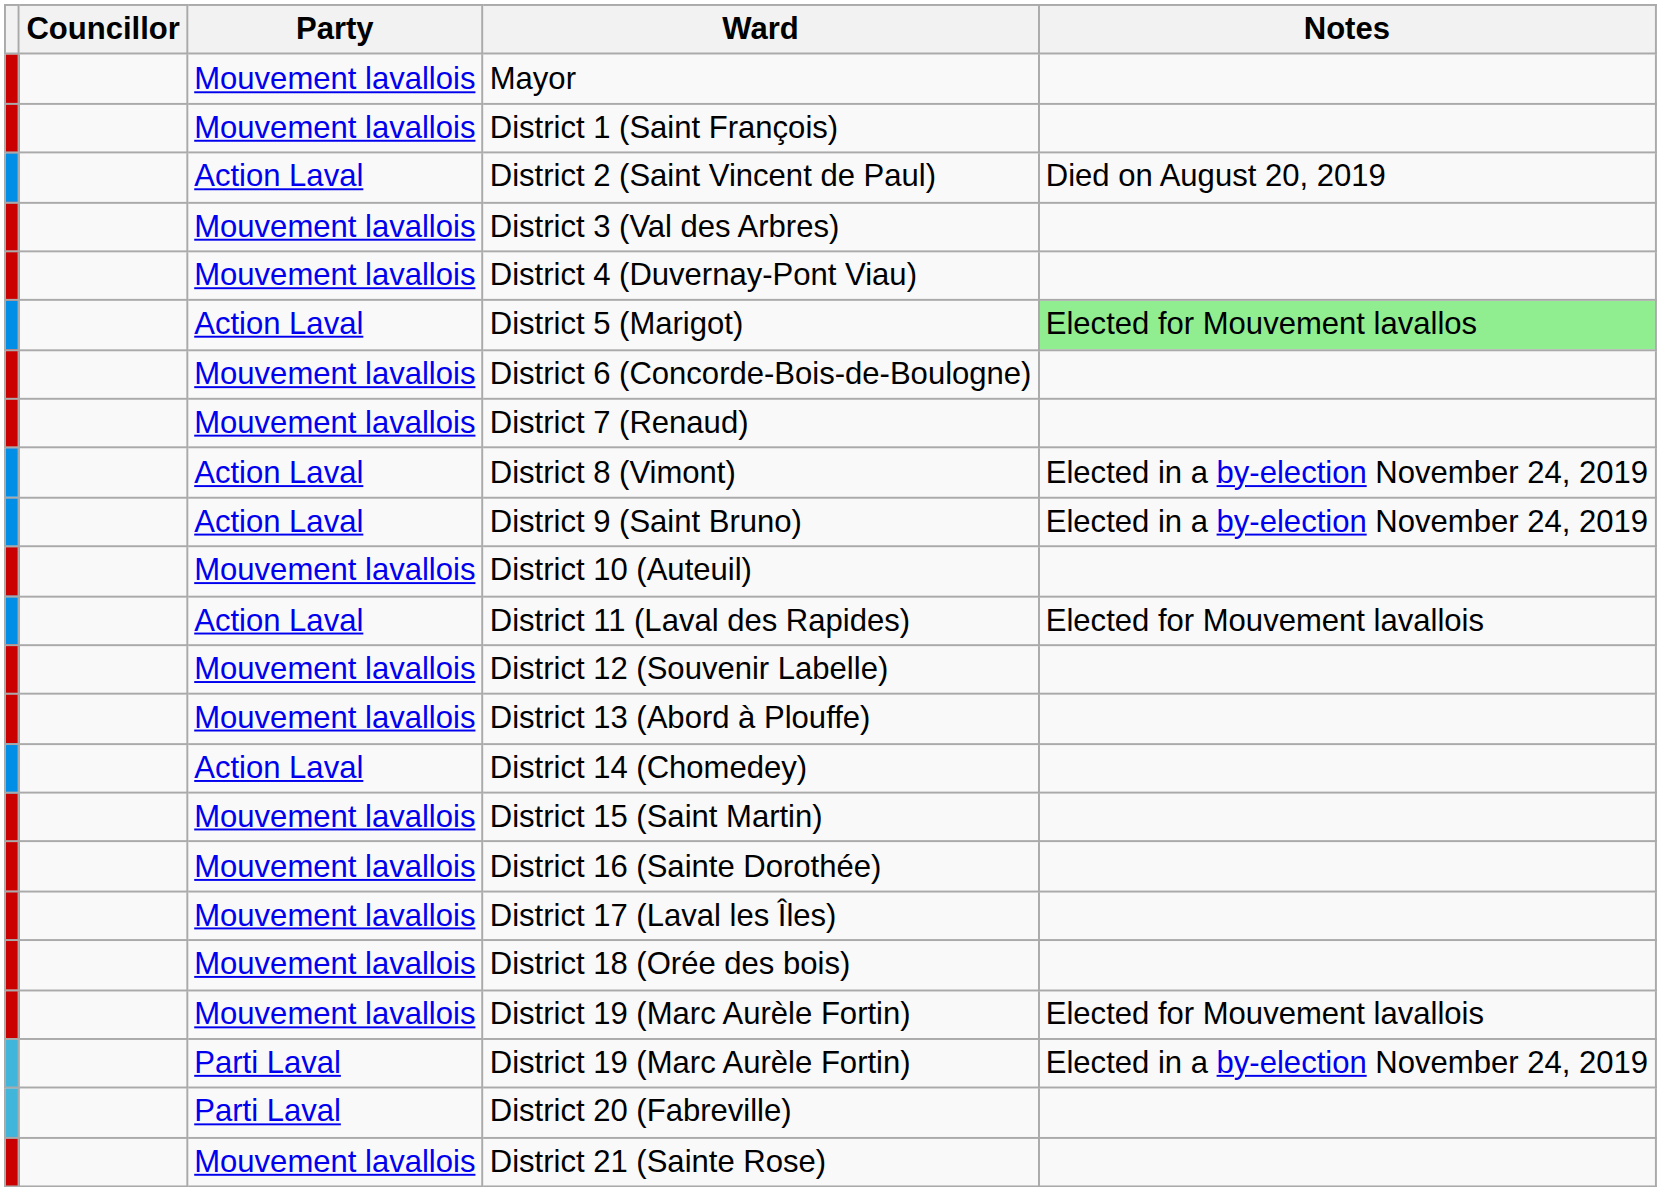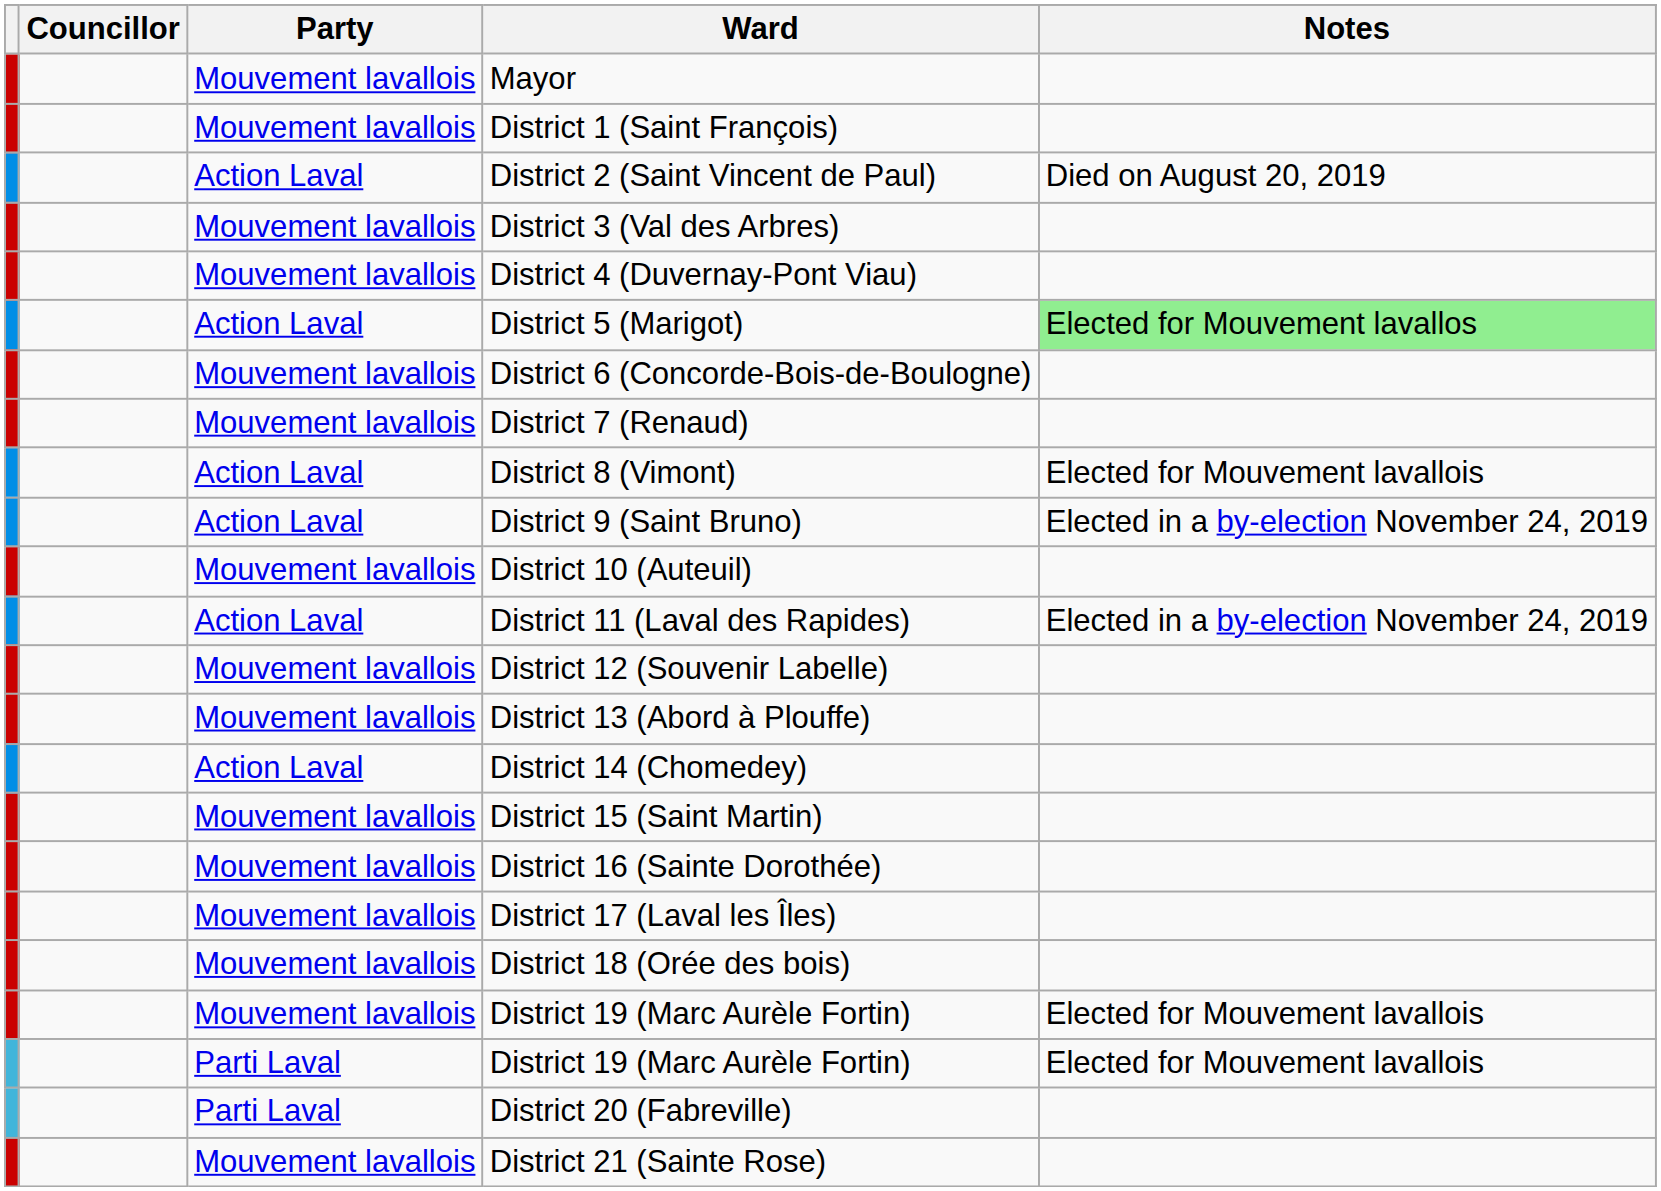(1347, 472) Elected in a by-election November 24, 2019 -> (1265, 472) Elected for Mouvement lavallois
(1265, 619) Elected for Mouvement lavallois -> (1347, 619) Elected in a by-election November 24, 2019
(1347, 1062) Elected in a by-election November 24, 2019 -> (1265, 1062) Elected for Mouvement lavallois
